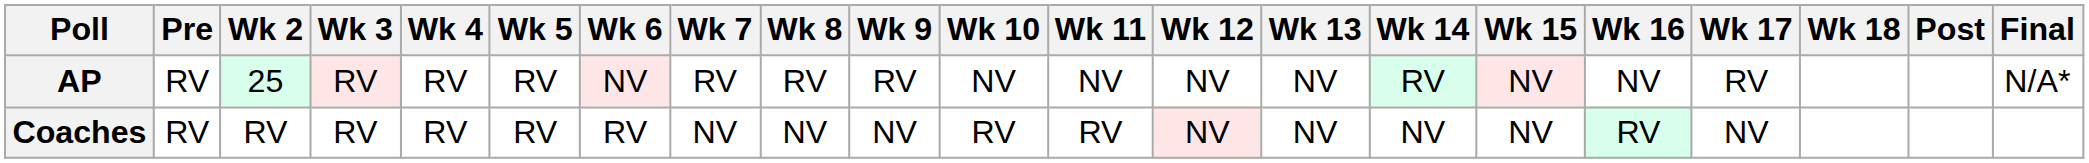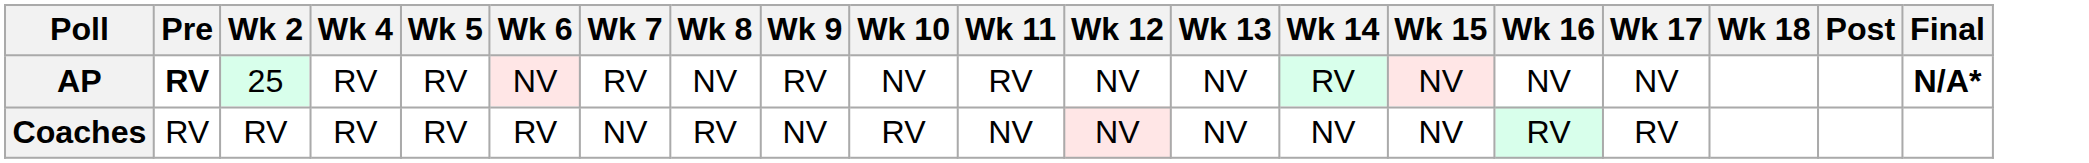- column: (355, 30)
(187, 81) normal -> (187, 81) bold
(805, 81) RV -> (715, 81) NV
(1100, 81) NV -> (1011, 81) RV
(1746, 81) RV -> (1656, 81) NV
(2037, 81) normal -> (1948, 81) bold
(805, 132) NV -> (715, 132) RV
(1100, 132) RV -> (1011, 132) NV
(1746, 132) NV -> (1656, 132) RV
